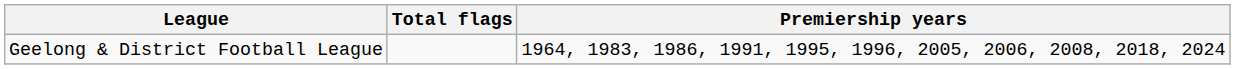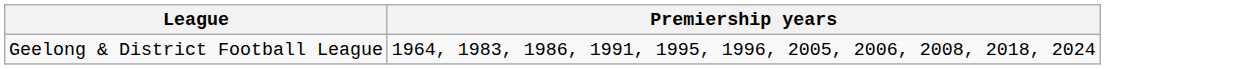- column: (452, 20)
